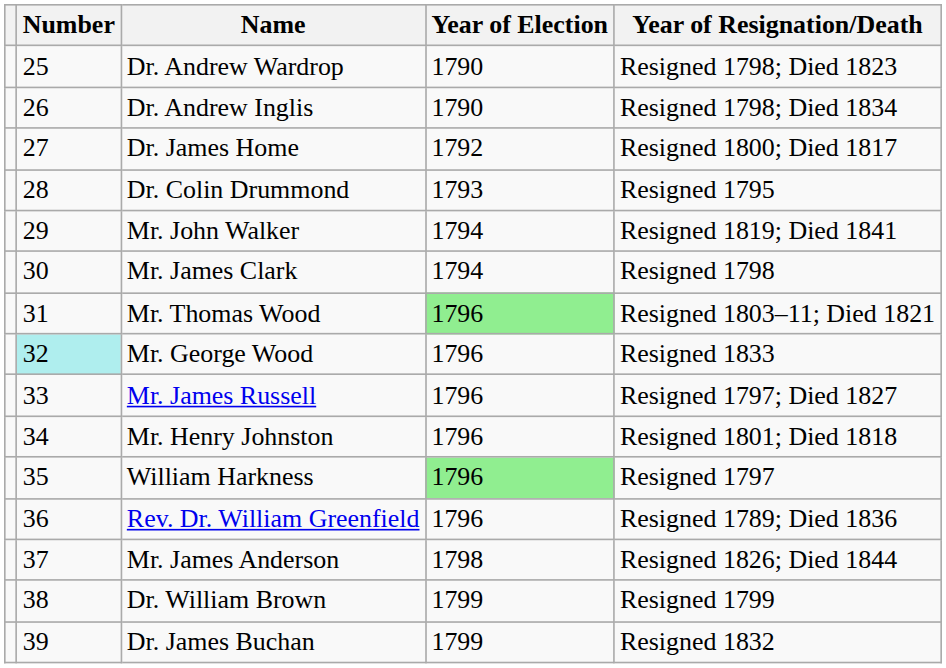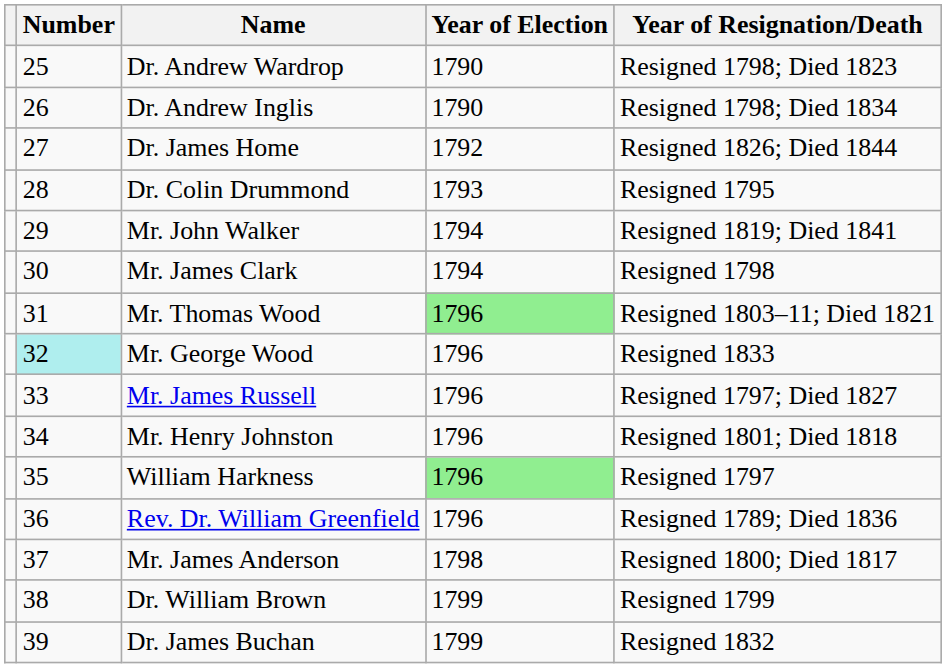(759, 148) Resigned 1800; Died 1817 -> (759, 148) Resigned 1826; Died 1844
(759, 559) Resigned 1826; Died 1844 -> (759, 559) Resigned 1800; Died 1817
